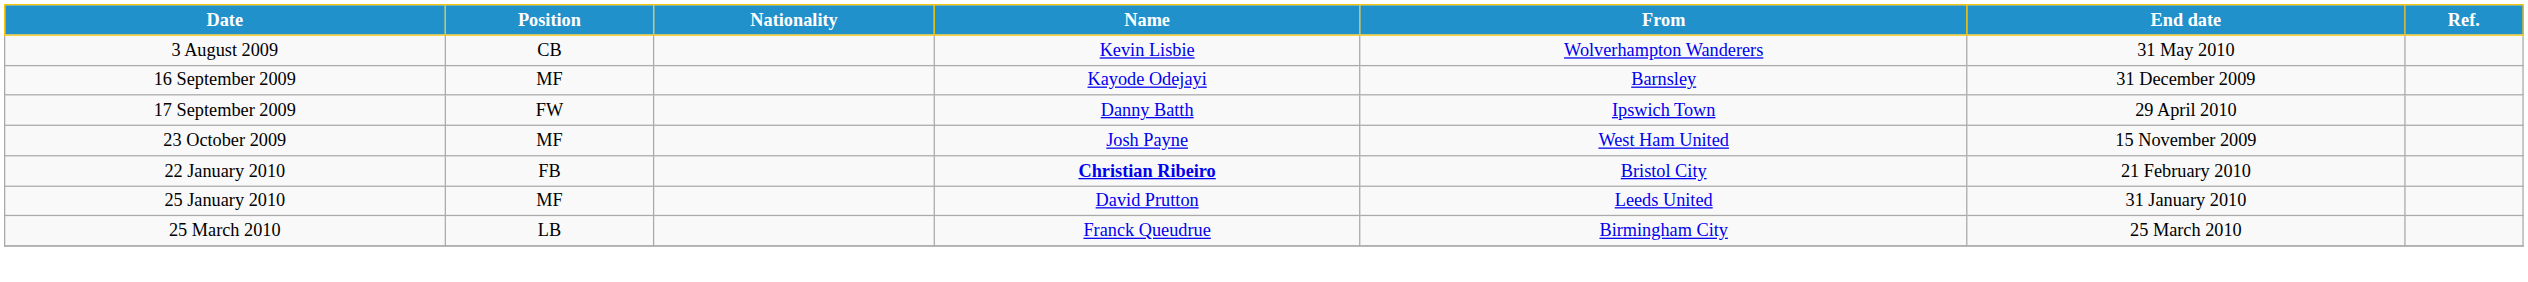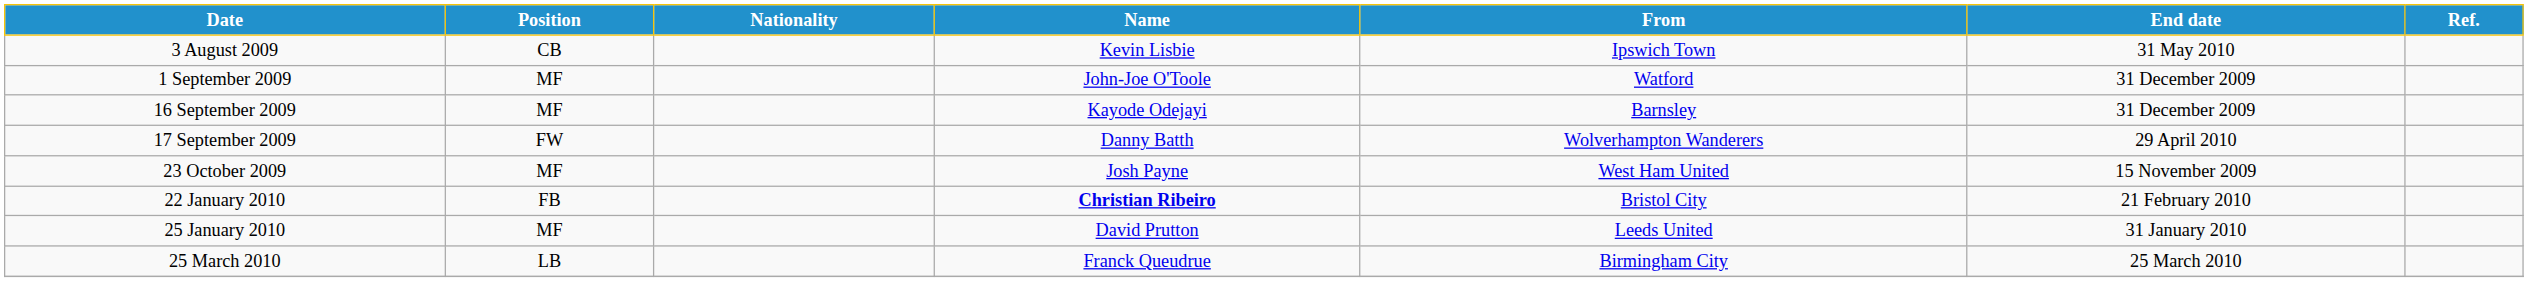(1664, 50) Wolverhampton Wanderers -> (1664, 50) Ipswich Town
+ row: (225, 80)
(1664, 110) Ipswich Town -> (1664, 140) Wolverhampton Wanderers
